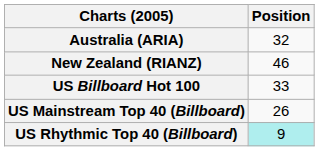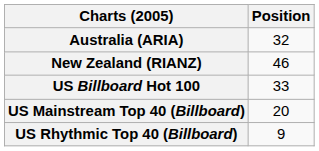(281, 110) 26 -> (281, 110) 20
(281, 134) paleturquoise background -> (281, 134) no background
